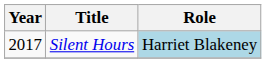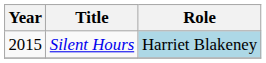(25, 44) 2017 -> (25, 44) 2015
